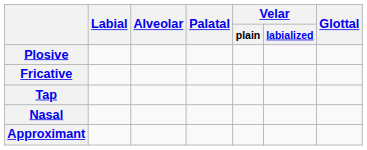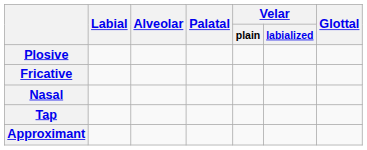rows swapped: (46, 114) <-> (46, 94)
